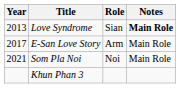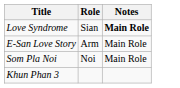- column: (17, 12)
